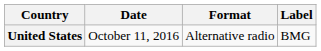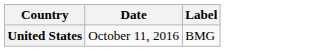- column: (230, 14)
